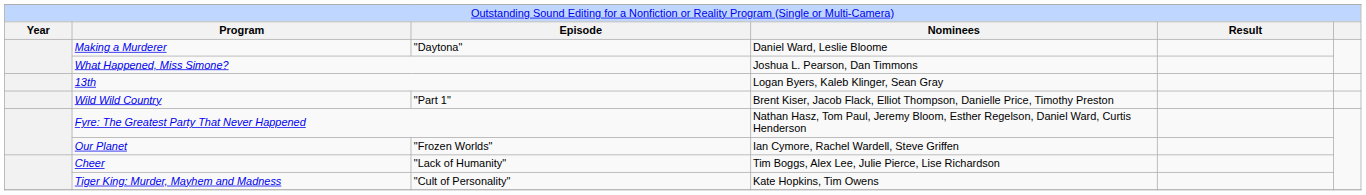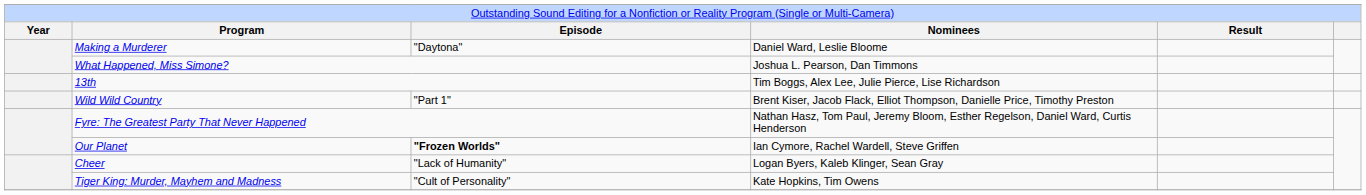(848, 83) Logan Byers, Kaleb Klinger, Sean Gray -> (876, 83) Tim Boggs, Alex Lee, Julie Pierce, Lise Richardson
(453, 147) normal -> (457, 147) bold
(876, 164) Tim Boggs, Alex Lee, Julie Pierce, Lise Richardson -> (848, 164) Logan Byers, Kaleb Klinger, Sean Gray
